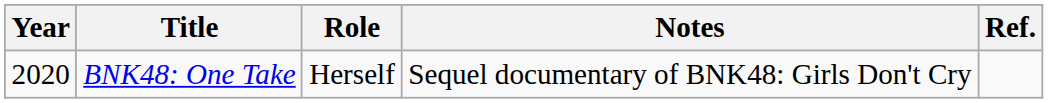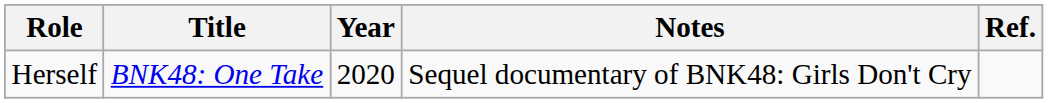columns swapped: (41, 27) <-> (352, 27)
